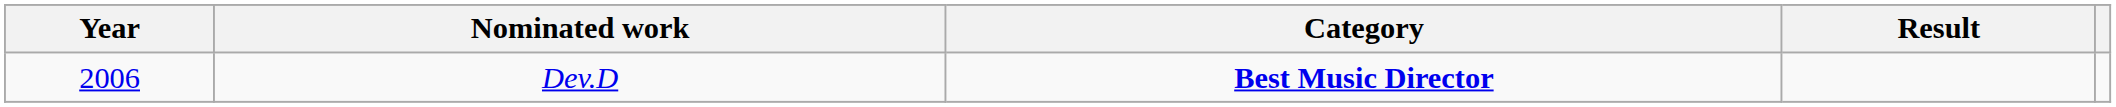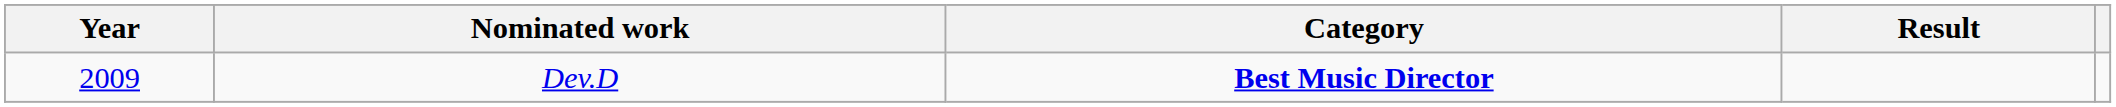(110, 76) 2006 -> (110, 76) 2009
